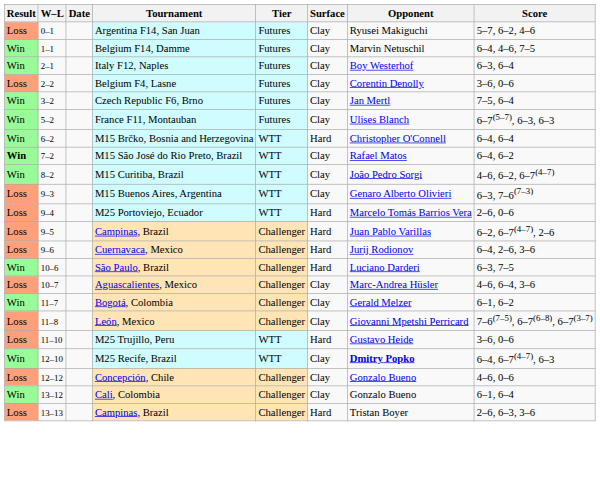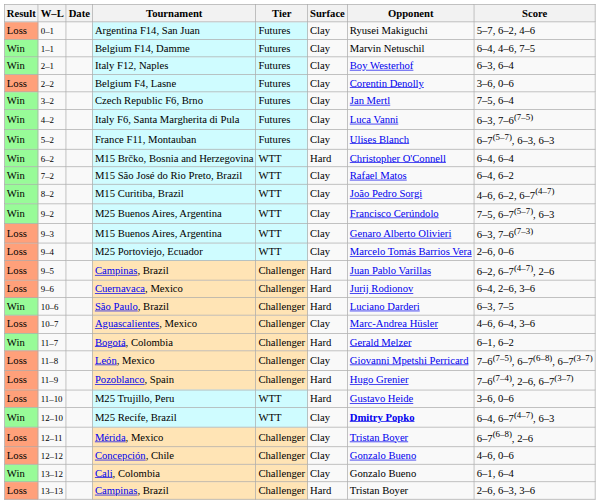+ row: (47, 120)
(16, 155) bold -> (16, 175) normal
+ row: (47, 214)
(321, 212) Hard -> (320, 252) Clay
(320, 302) Clay -> (321, 342) Hard
+ row: (49, 381)
+ row: (52, 438)
